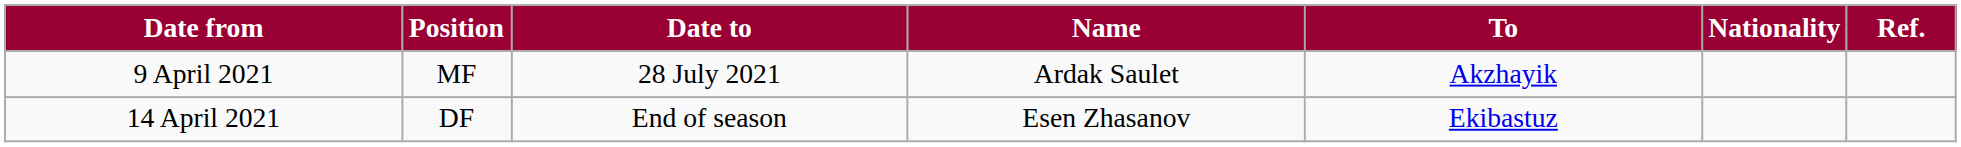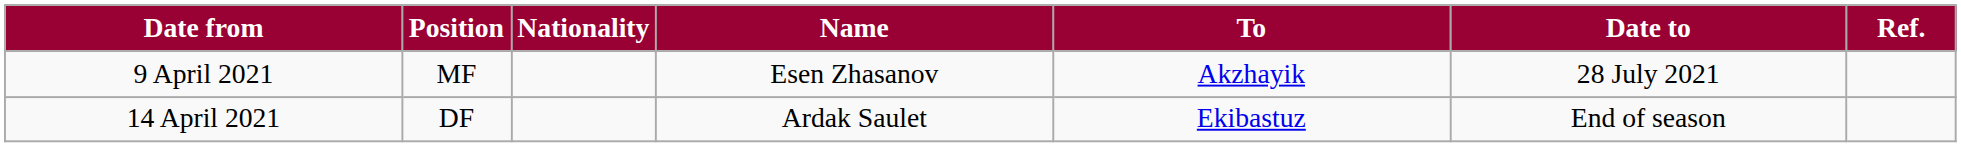columns swapped: (1774, 27) <-> (709, 27)
(1106, 73) Ardak Saulet -> (854, 73) Esen Zhasanov
(1106, 118) Esen Zhasanov -> (854, 118) Ardak Saulet
